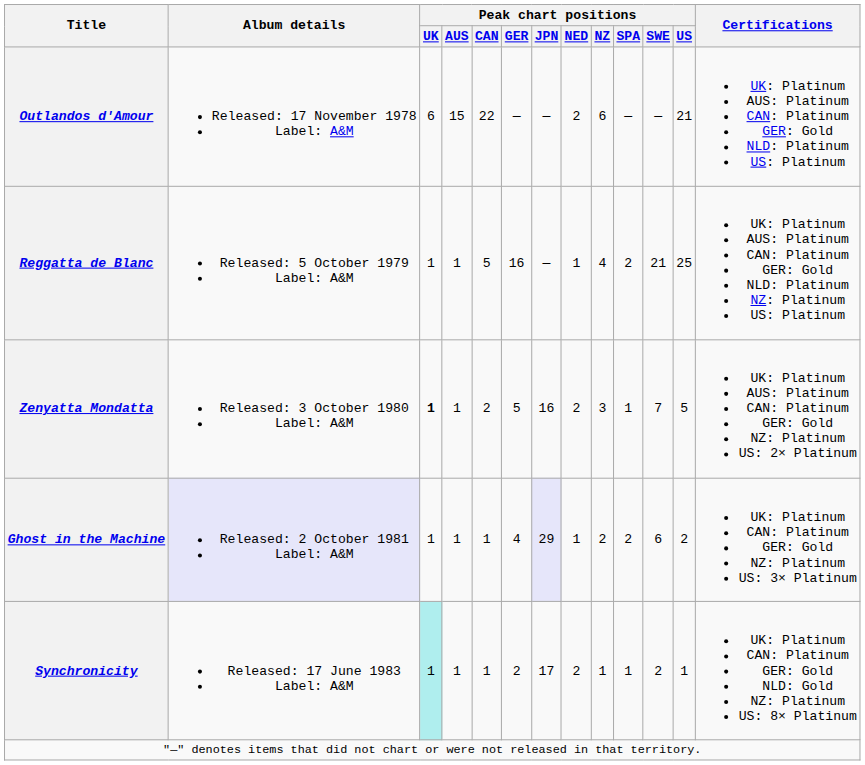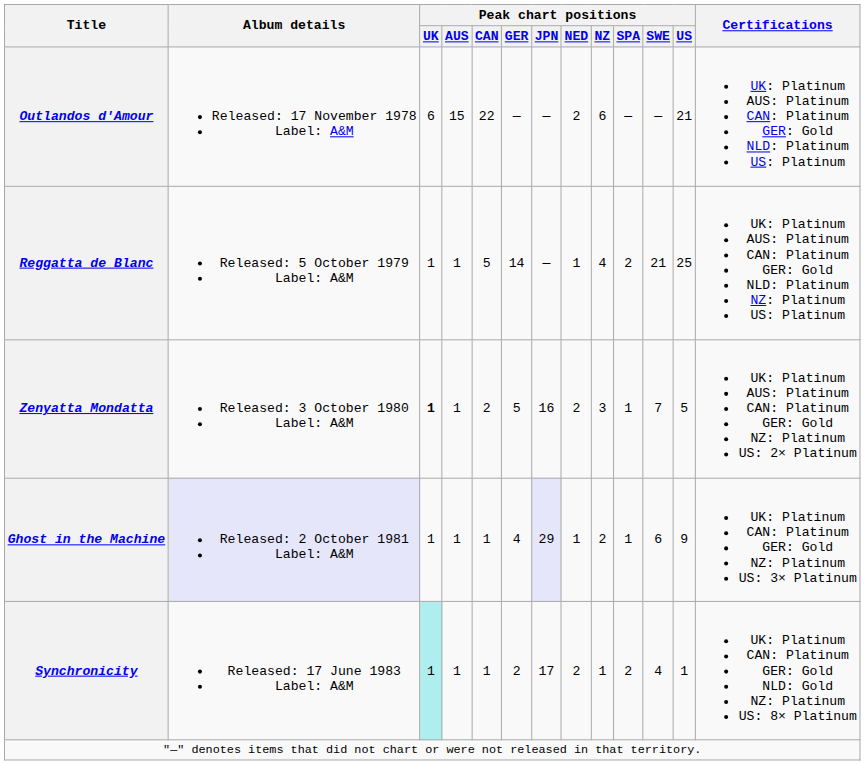(517, 263) 16 -> (517, 263) 14
(628, 540) 2 -> (628, 540) 1
(684, 540) 2 -> (684, 540) 9
(628, 671) 1 -> (628, 671) 2
(658, 671) 2 -> (658, 671) 4
